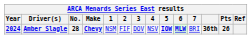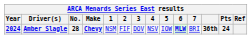(167, 29) bold -> (167, 29) normal
(226, 29) 26 -> (226, 29) 24
